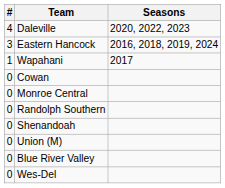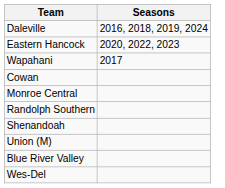- column: (10, 12)
(150, 28) 2020, 2022, 2023 -> (154, 28) 2016, 2018, 2019, 2024
(164, 45) 2016, 2018, 2019, 2024 -> (140, 45) 2020, 2022, 2023
